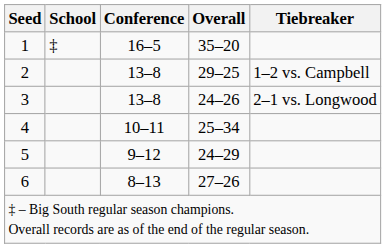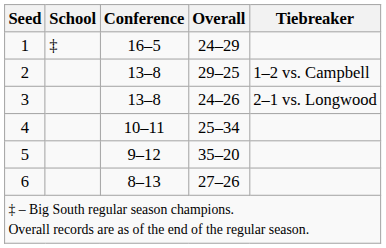(219, 45) 35–20 -> (219, 45) 24–29
(219, 154) 24–29 -> (219, 154) 35–20
